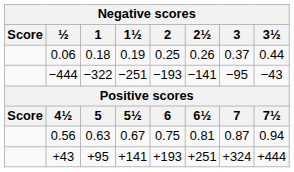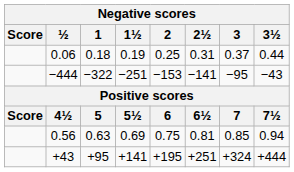(202, 55) 0.26 -> (202, 55) 0.31
(167, 75) −193 -> (167, 75) −153
(133, 136) 0.67 -> (133, 136) 0.69
(237, 136) 0.87 -> (237, 136) 0.85
(167, 156) +193 -> (167, 156) +195
